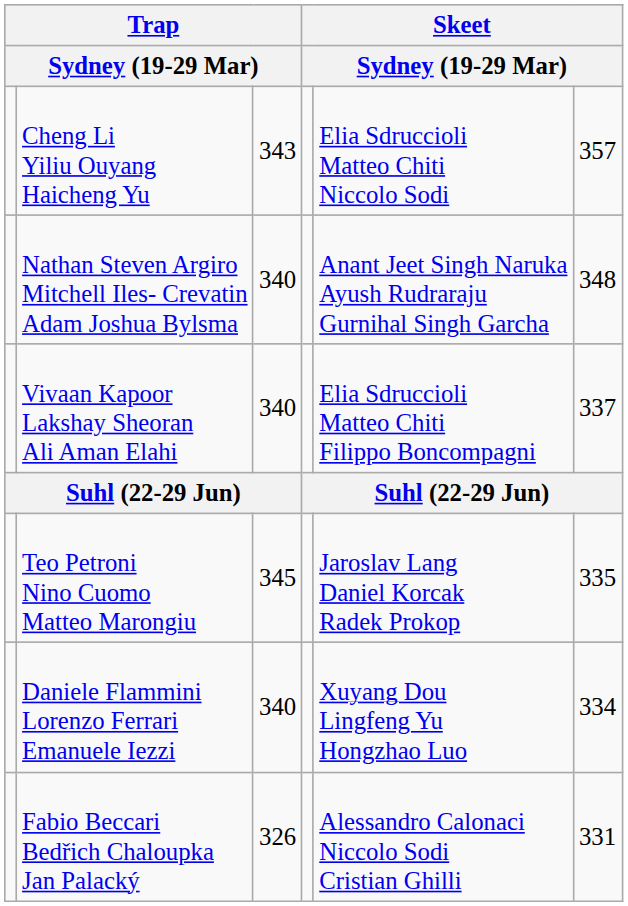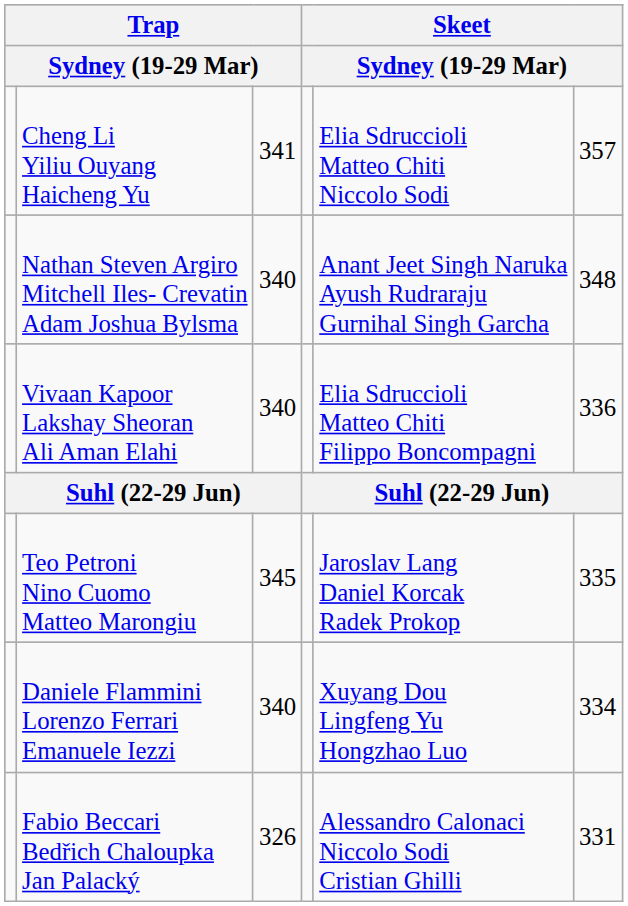(278, 150) 343 -> (278, 150) 341
(598, 408) 337 -> (598, 408) 336
